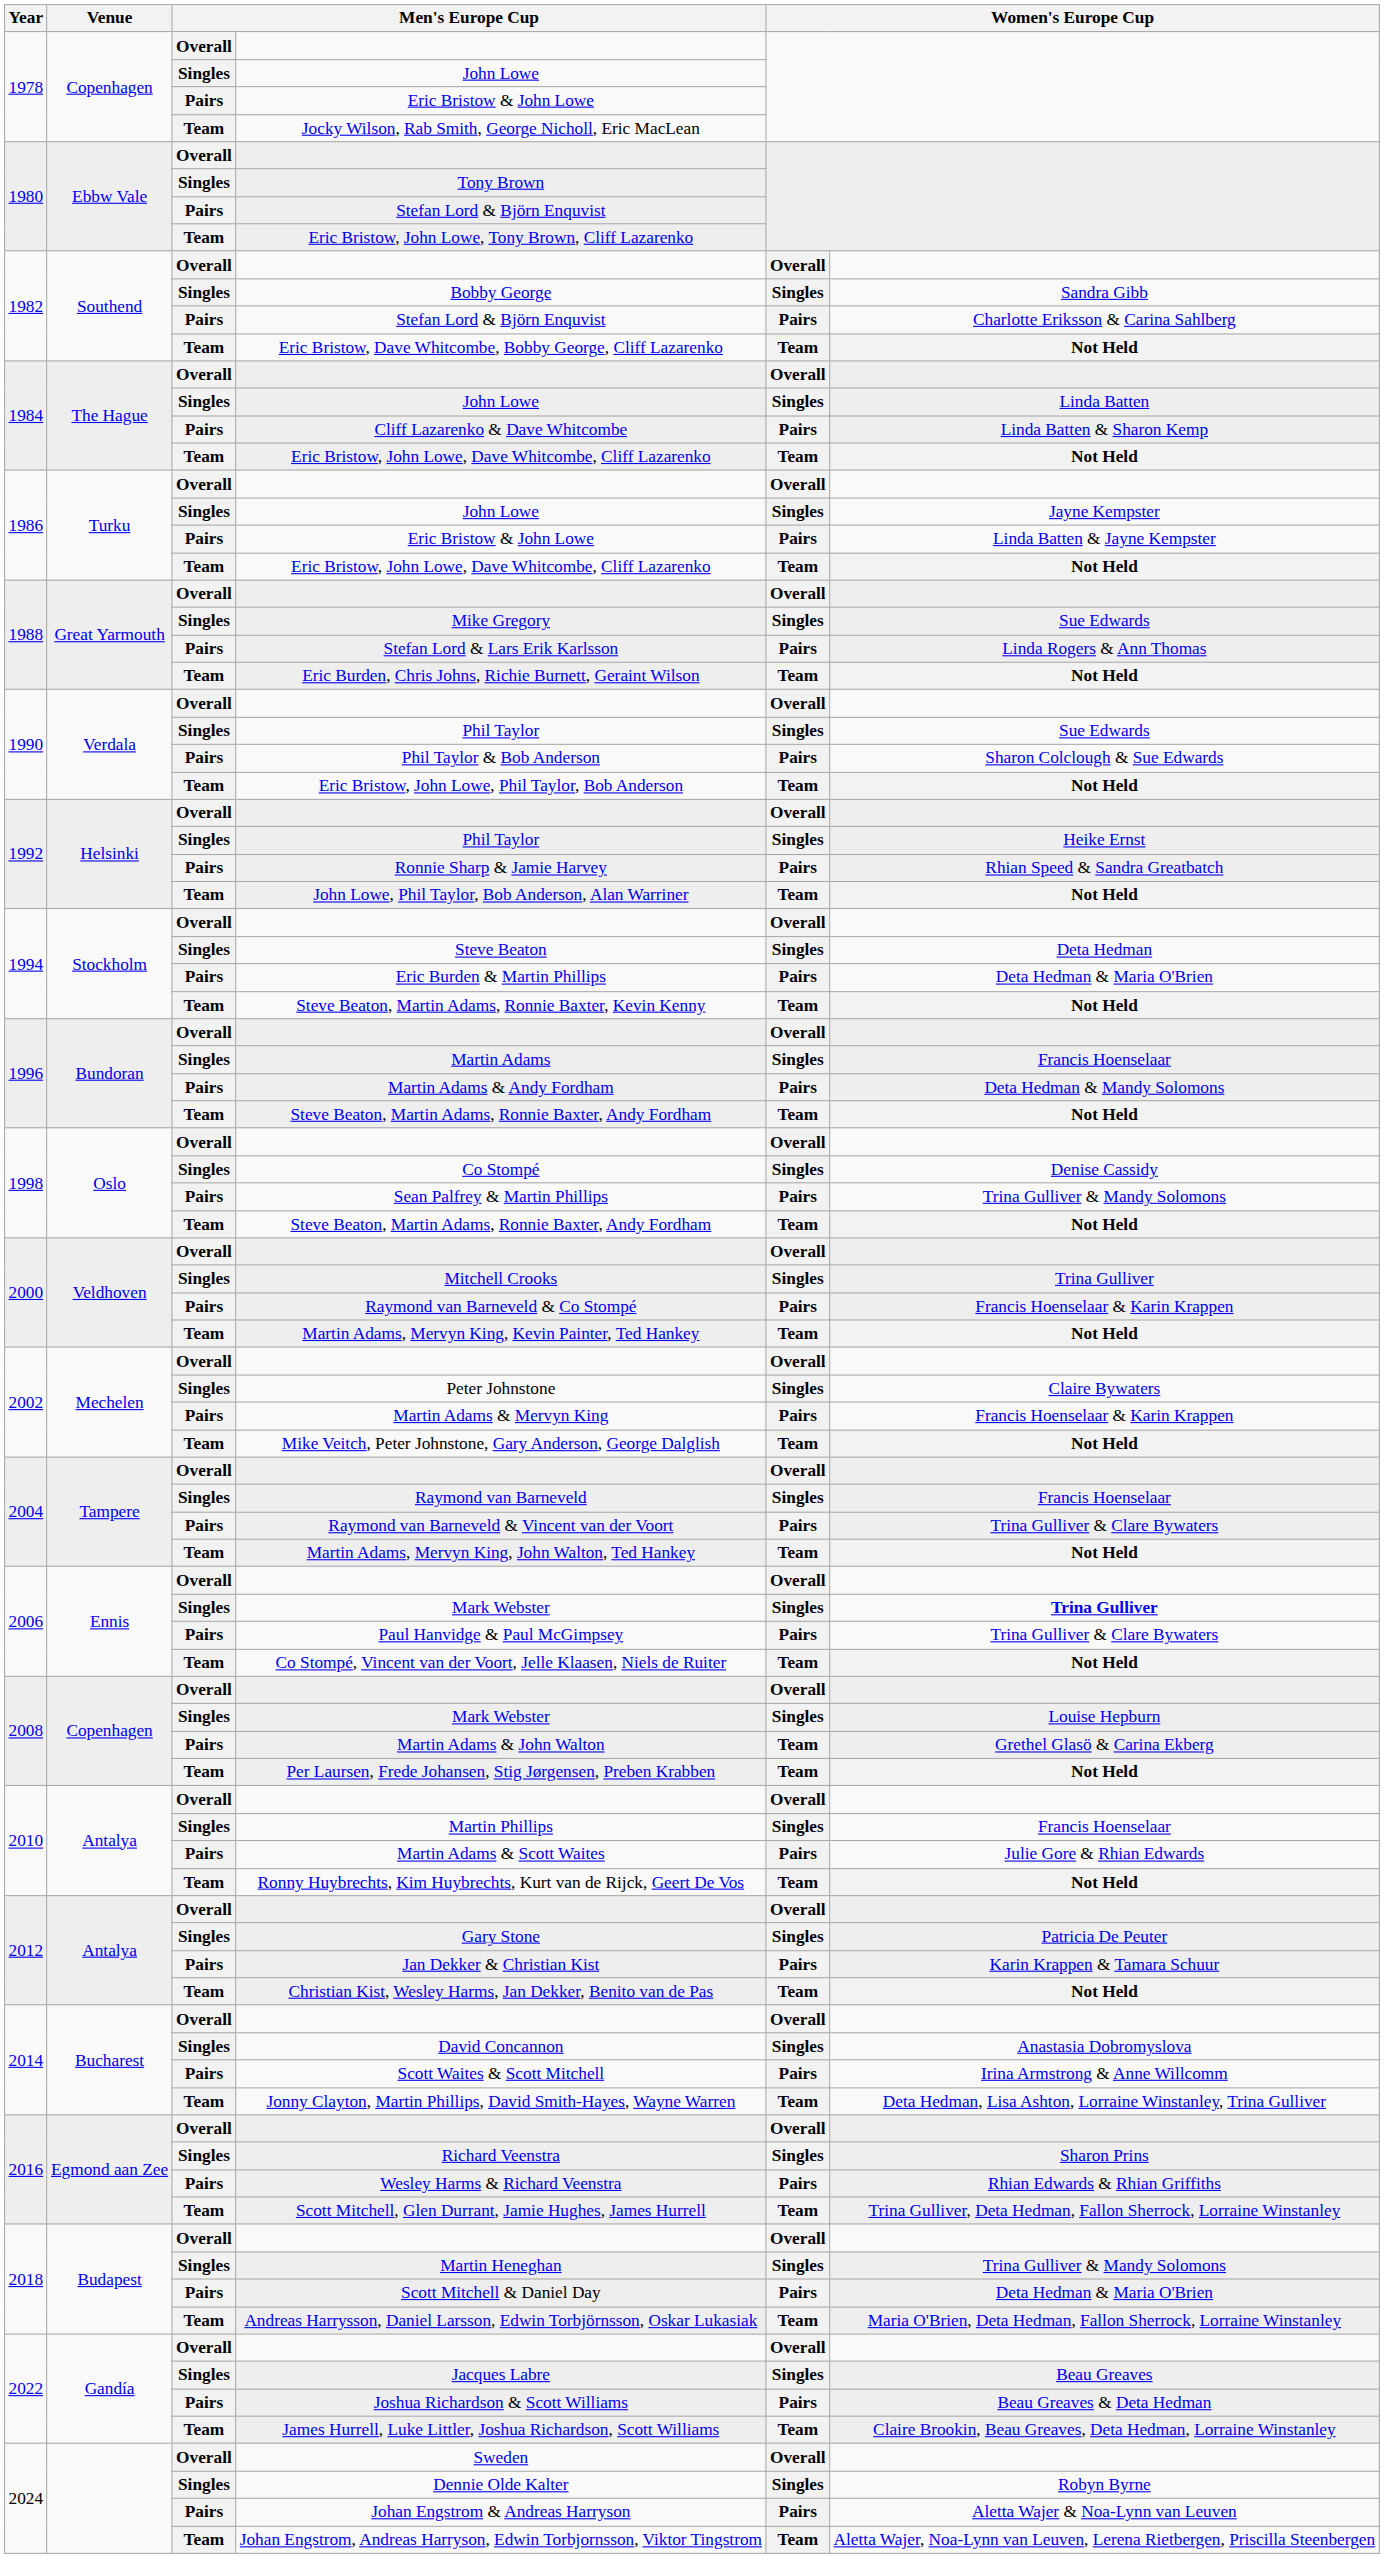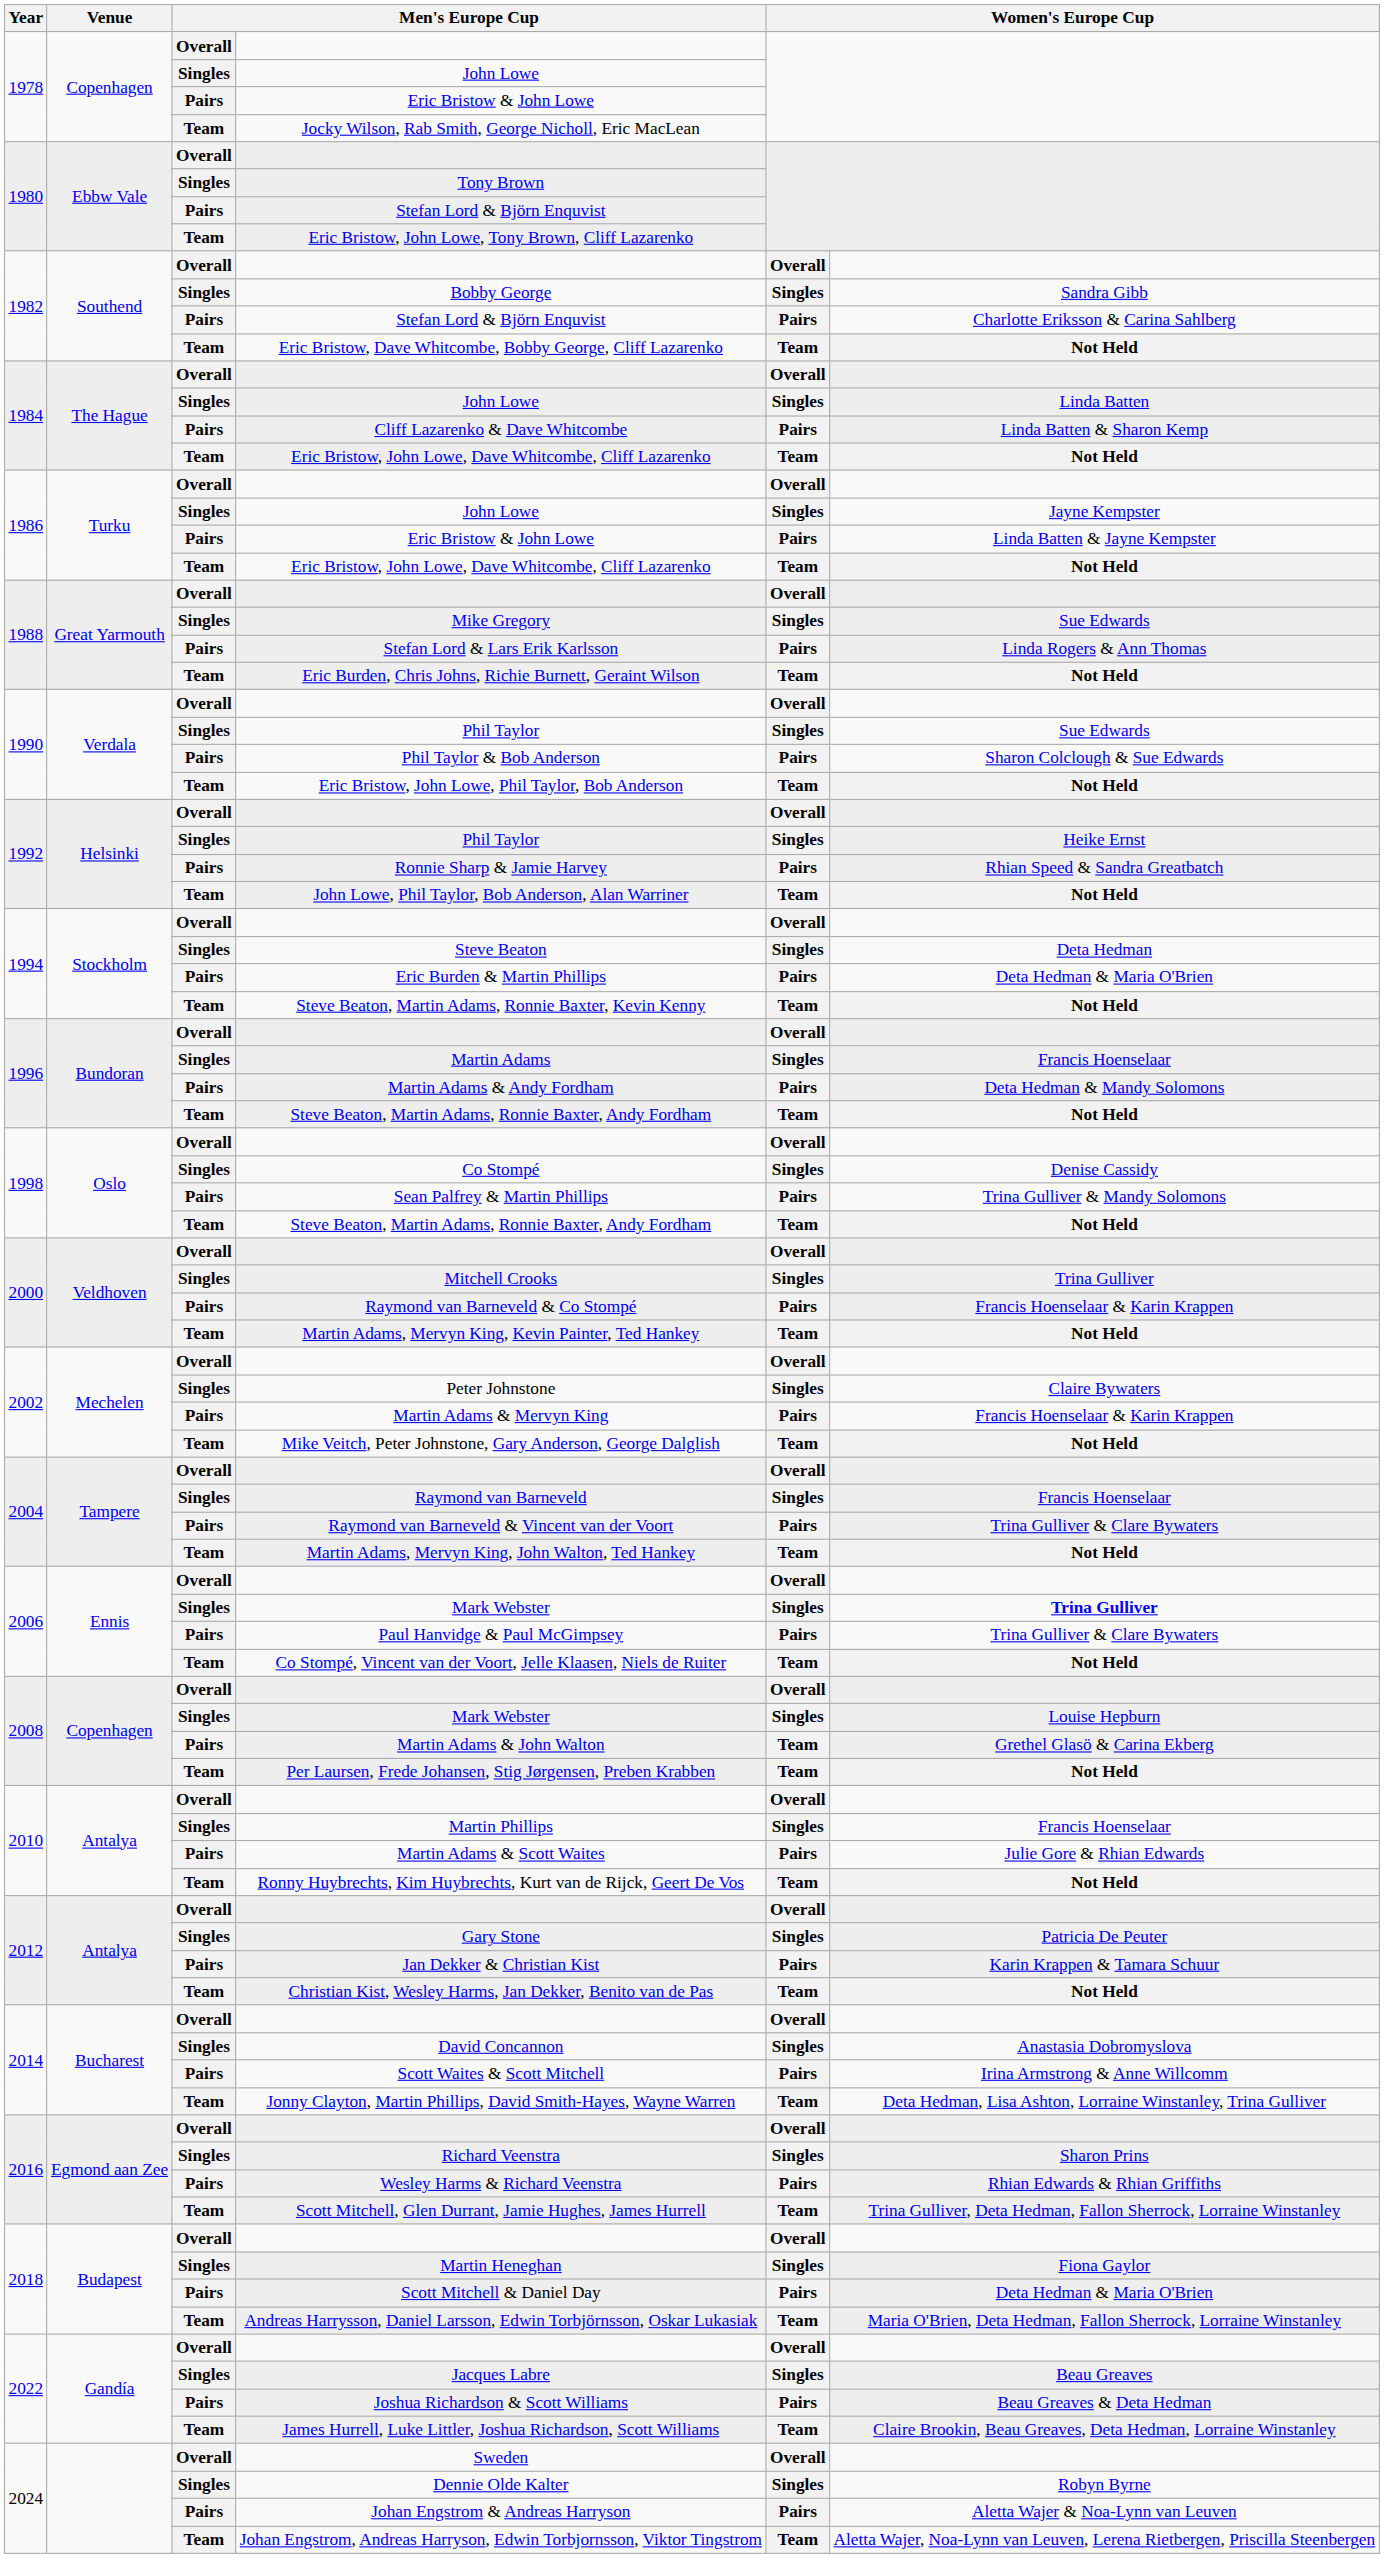(1104, 2265) Trina Gulliver & Mandy Solomons -> (1104, 2265) Fiona Gaylor
